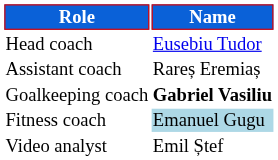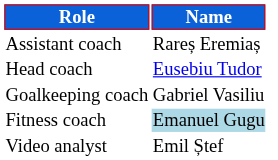rows swapped: (49, 43) <-> (63, 69)
(212, 94) bold -> (209, 94) normal
